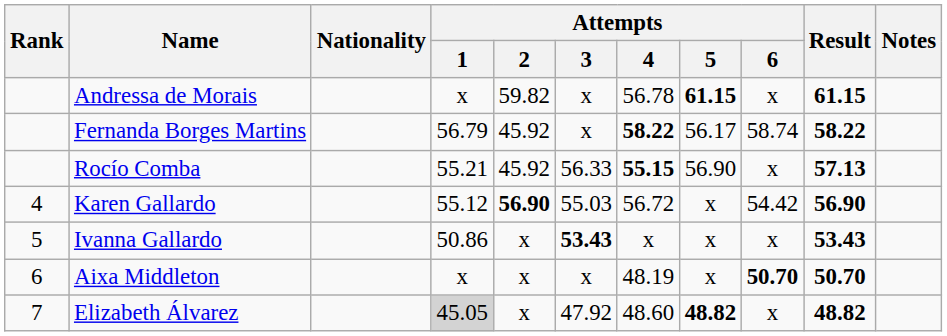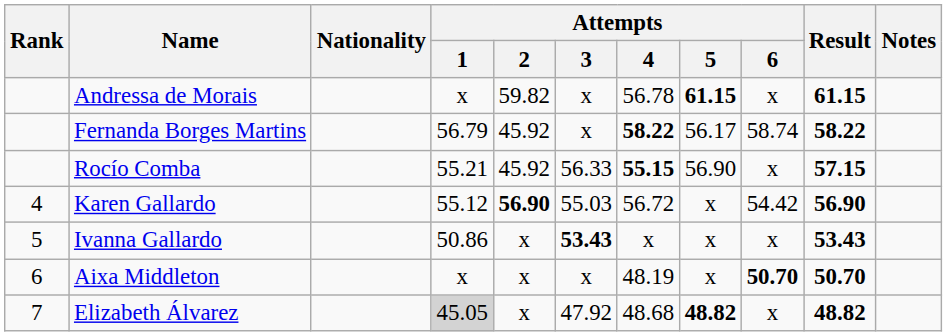(840, 167) 57.13 -> (840, 167) 57.15
(648, 312) 48.60 -> (648, 312) 48.68
